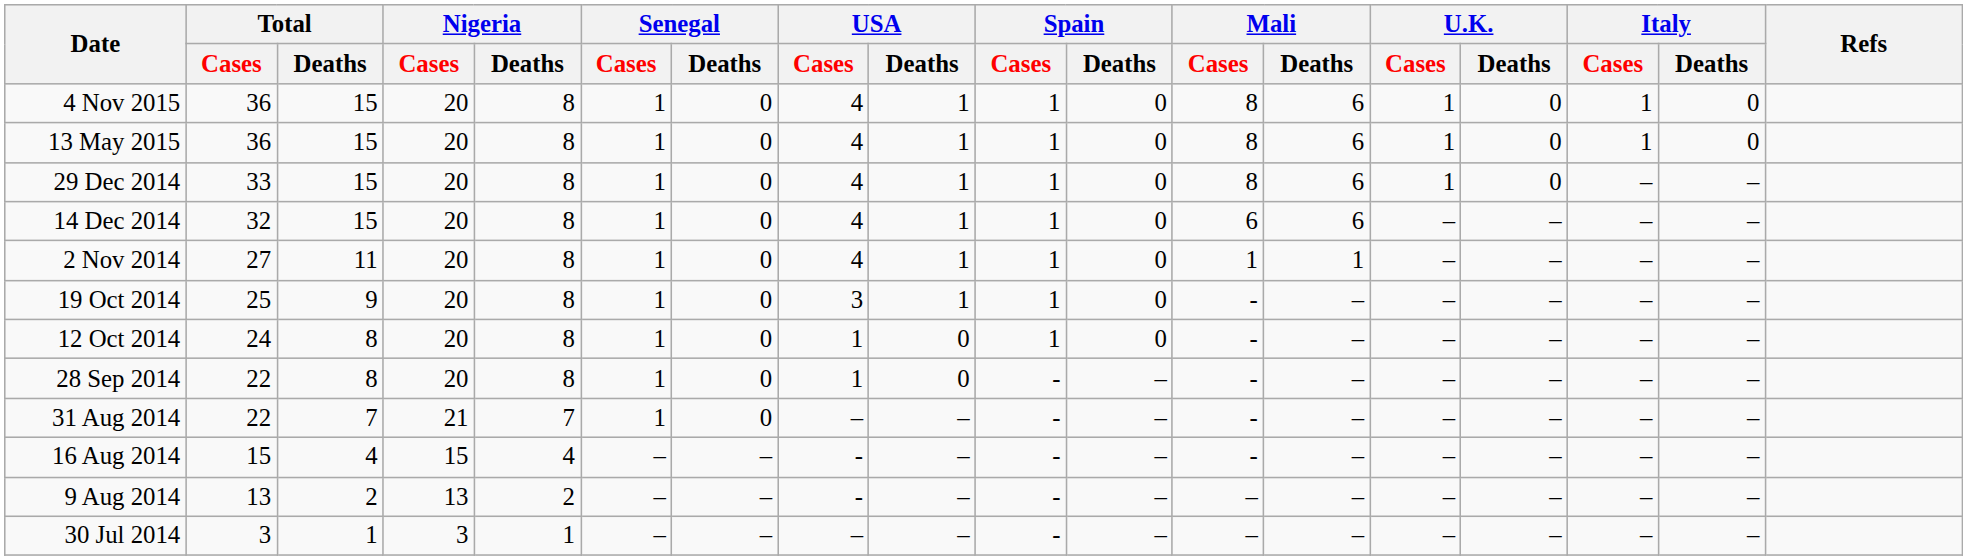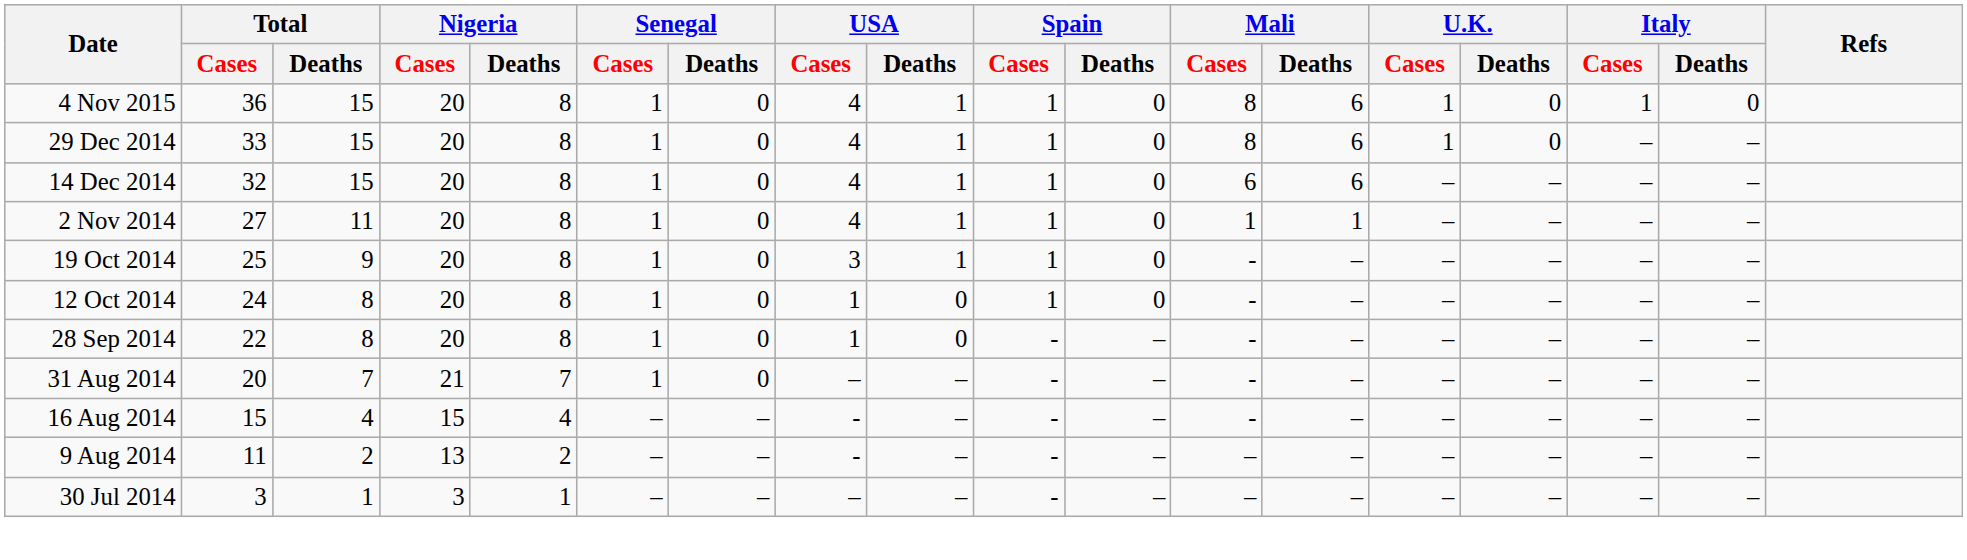- row: (114, 142)
(259, 417) 22 -> (254, 378) 20
(259, 496) 13 -> (255, 456) 11
